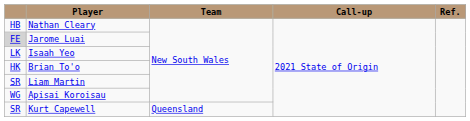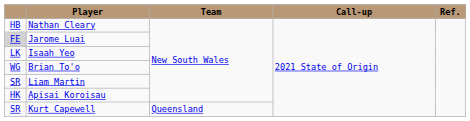(15, 67) HK -> (15, 67) WG
(15, 95) WG -> (15, 95) HK
